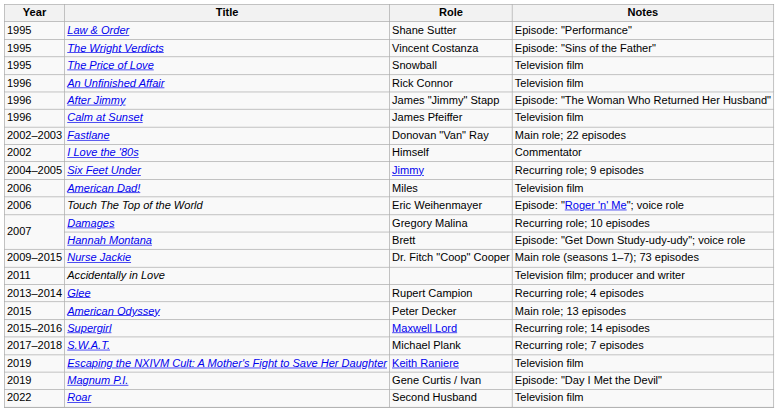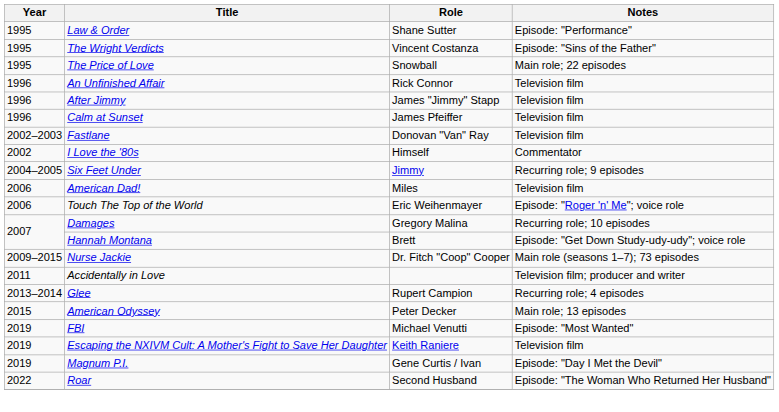(549, 65) Television film -> (570, 65) Main role; 22 episodes
(643, 100) Episode: "The Woman Who Returned Her Husband" -> (549, 100) Television film
(570, 135) Main role; 22 episodes -> (549, 135) Television film
- row: (89, 328)
- row: (89, 345)
+ row: (76, 328)
(549, 398) Television film -> (643, 380) Episode: "The Woman Who Returned Her Husband"
